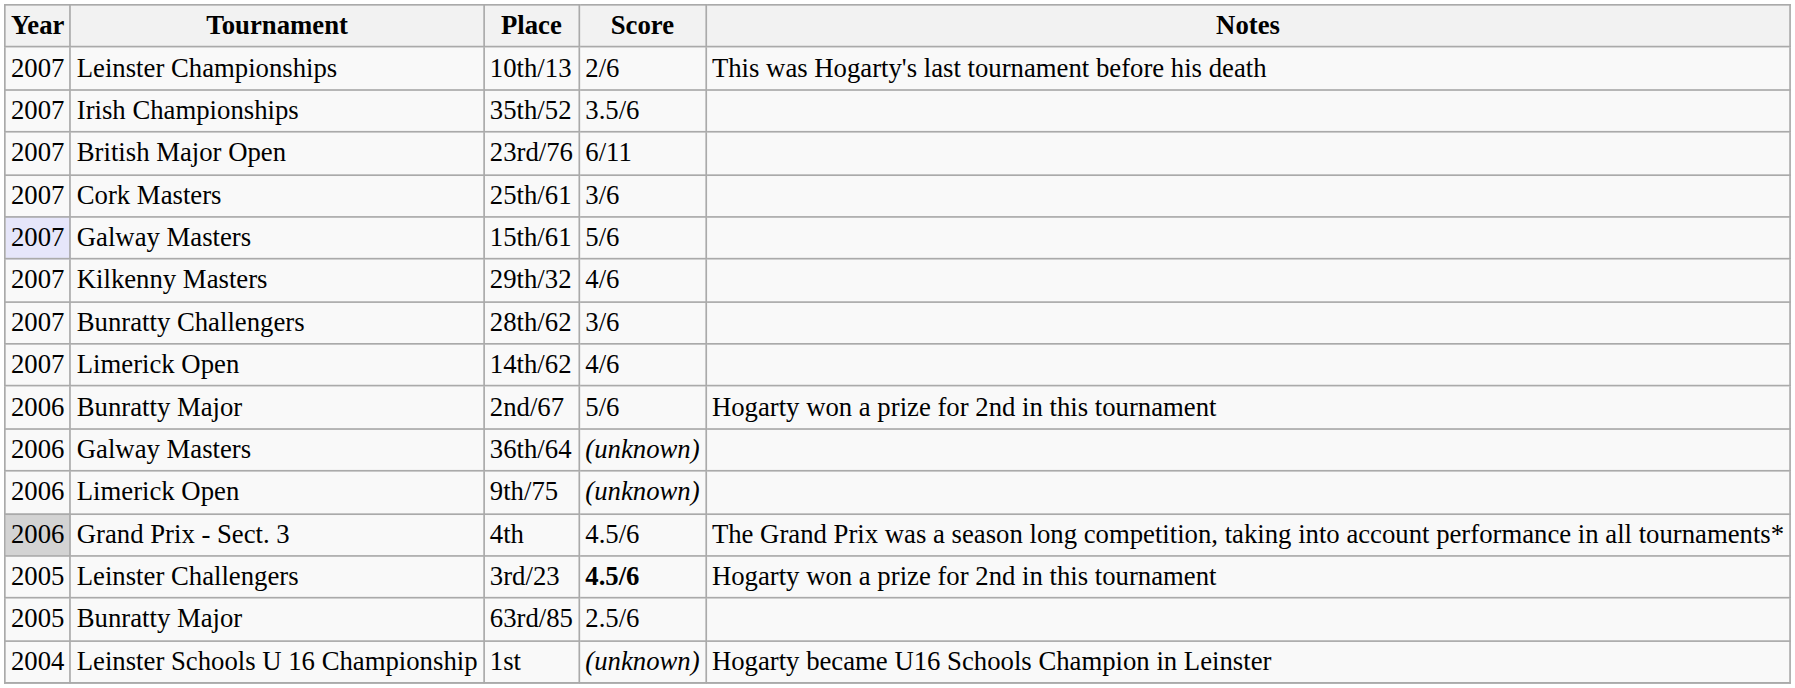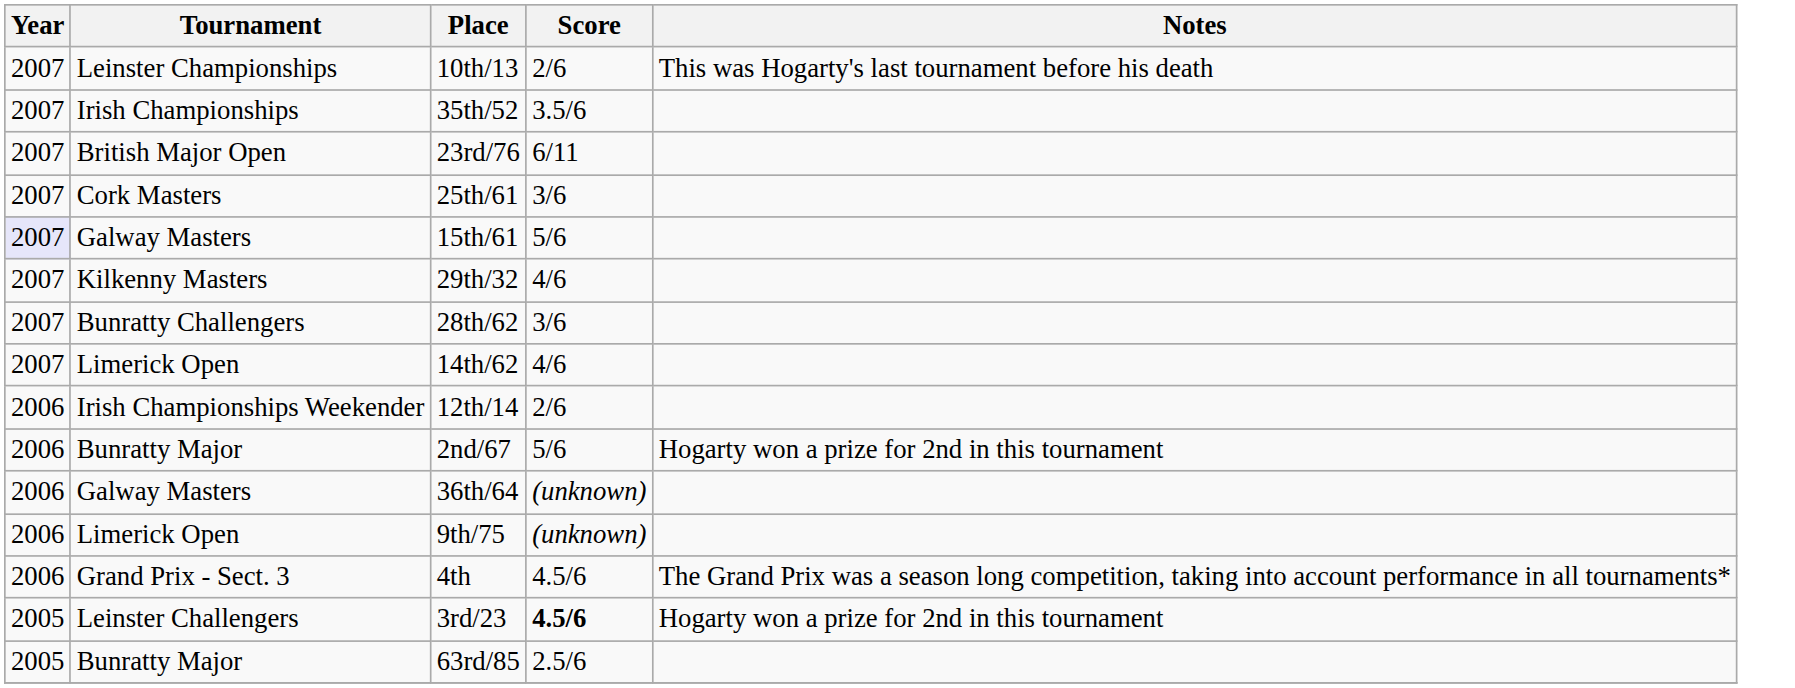+ row: (478, 407)
(38, 534) lightgrey background -> (38, 576) no background
- row: (505, 661)
